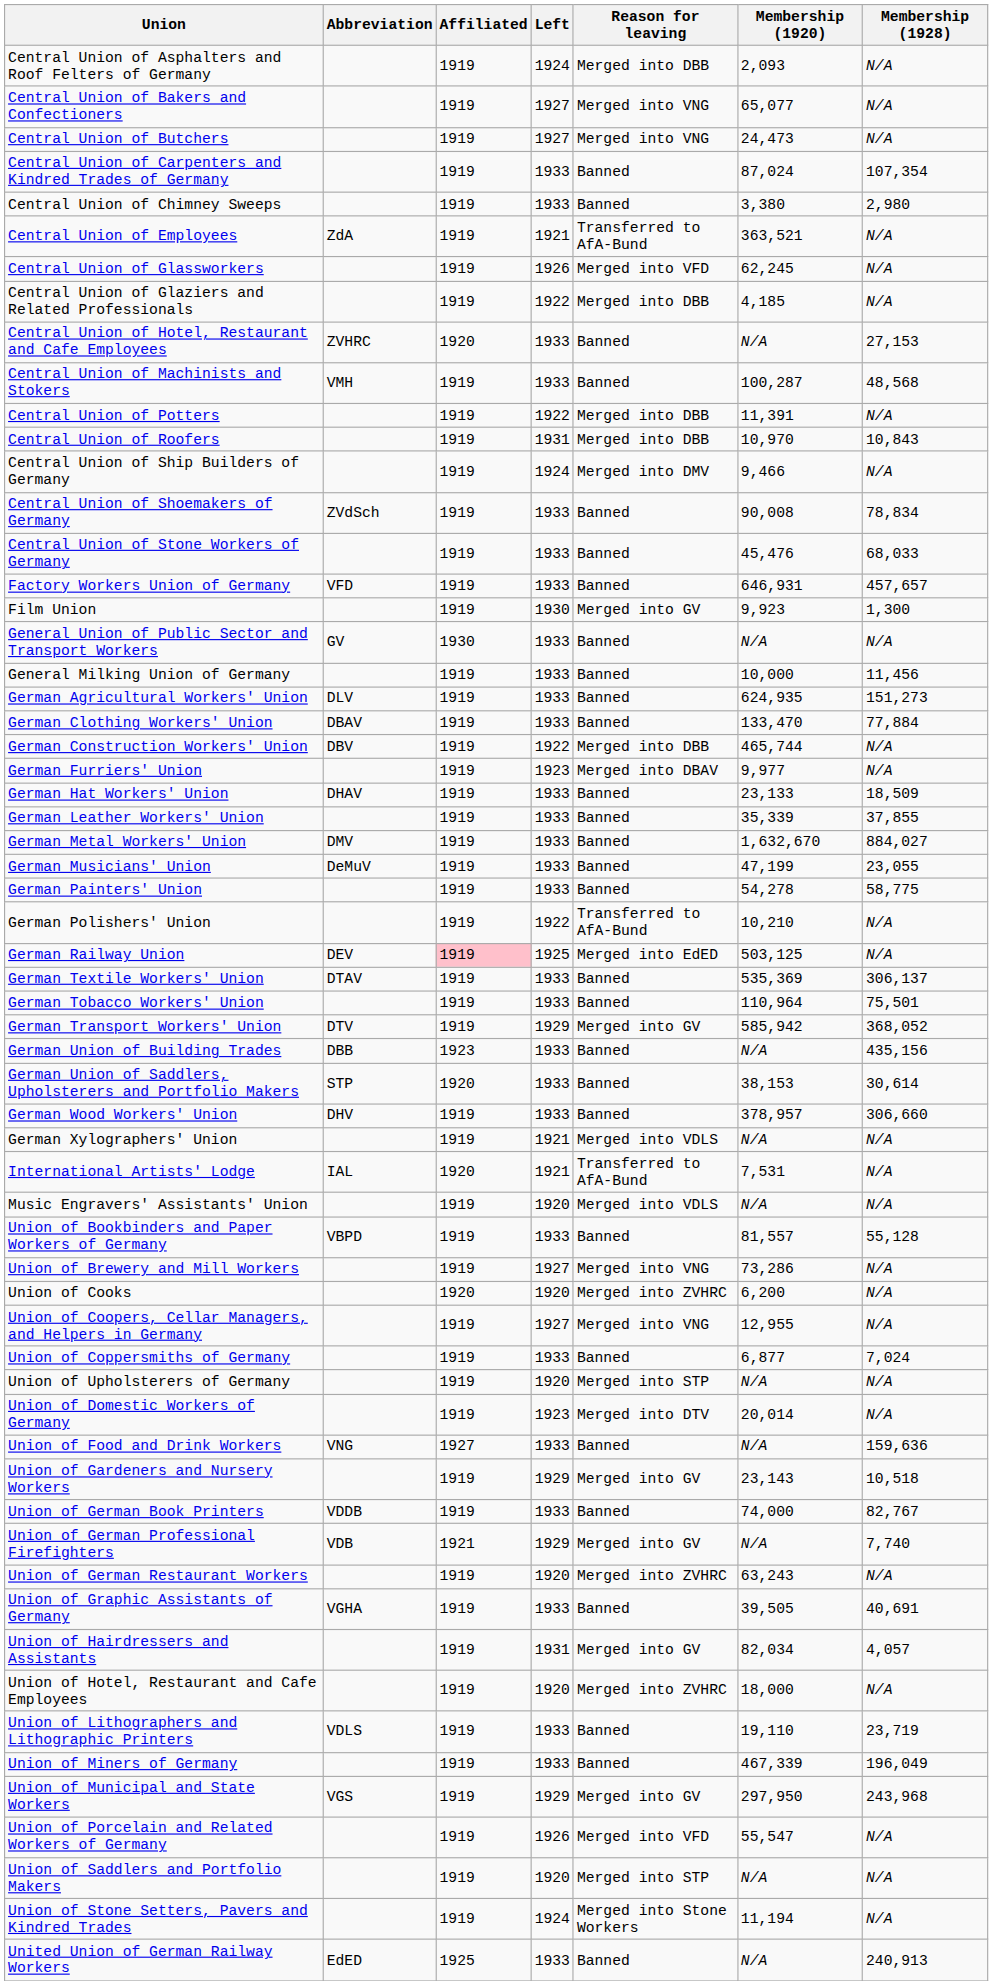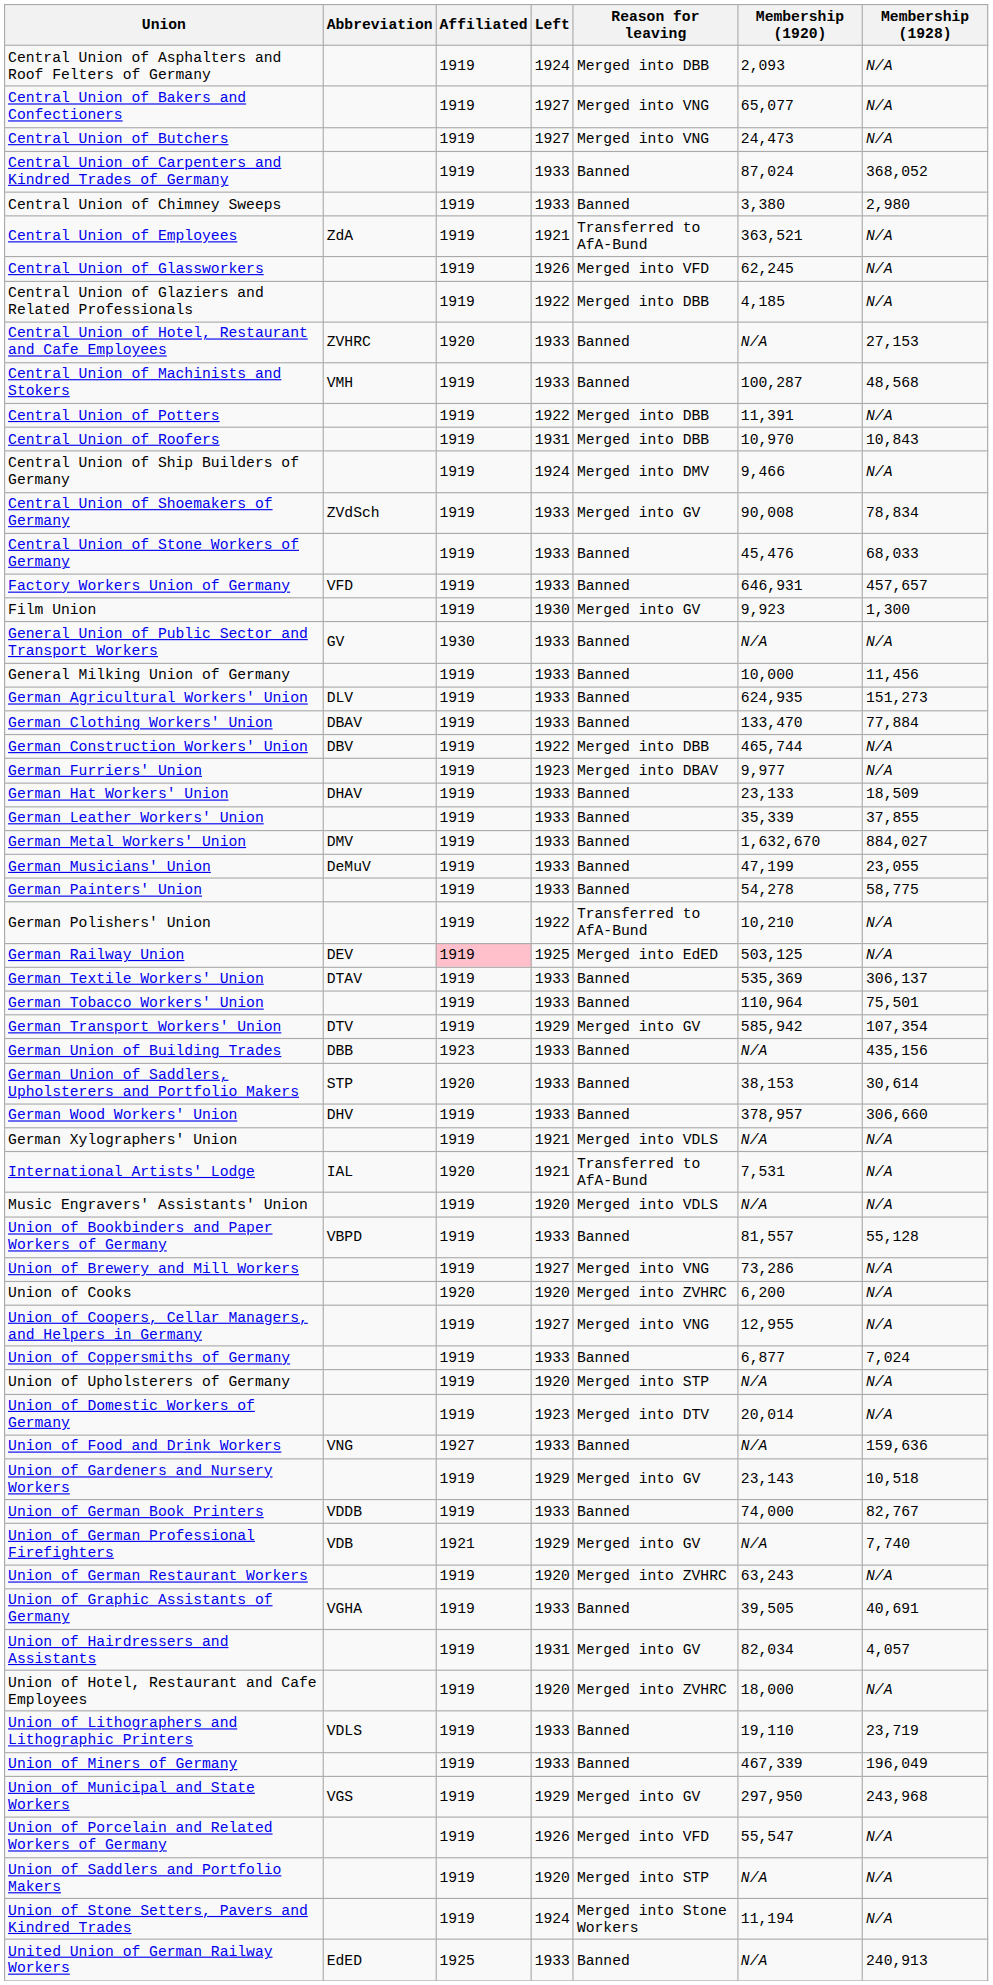(897, 172) 107,354 -> (897, 172) 368,052
(603, 513) Banned -> (639, 513) Merged into GV
(897, 1027) 368,052 -> (897, 1027) 107,354
